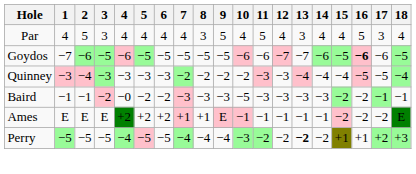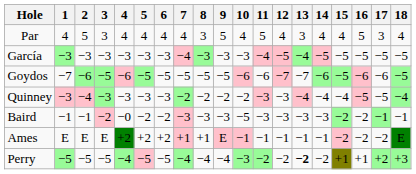+ row: (25, 55)
(362, 55) bold -> (362, 76) normal
